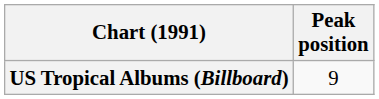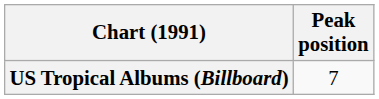(333, 77) 9 -> (333, 77) 7
